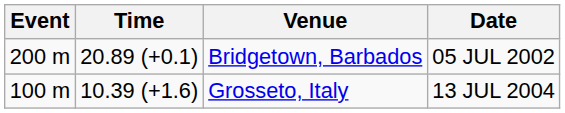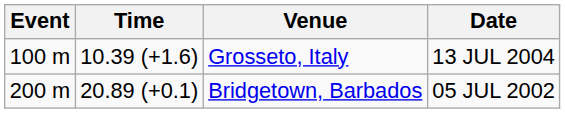rows swapped: (278, 90) <-> (315, 56)
